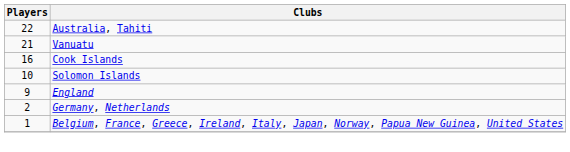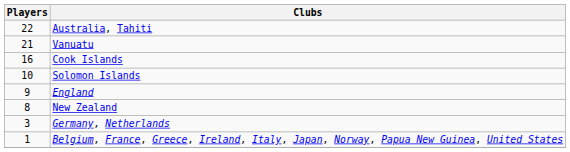+ row: (85, 108)
(27, 108) 2 -> (27, 124) 3
